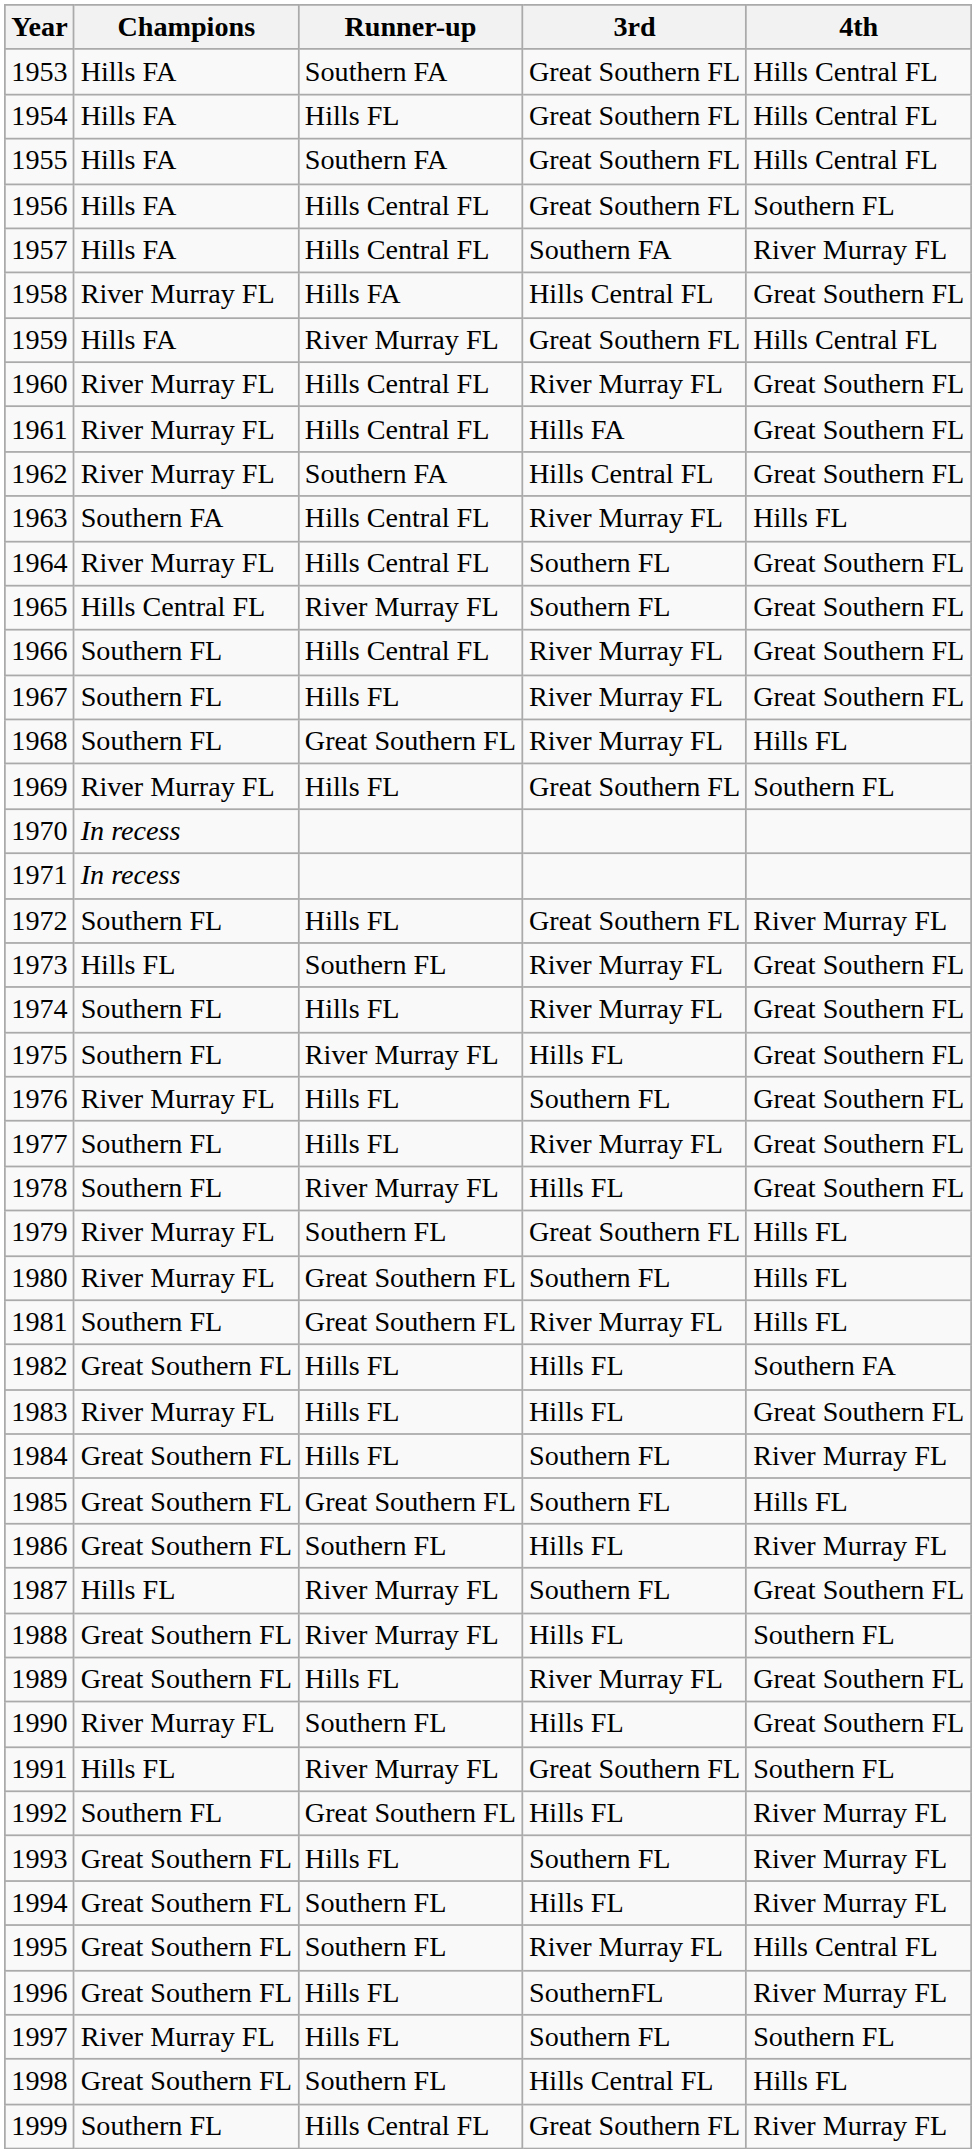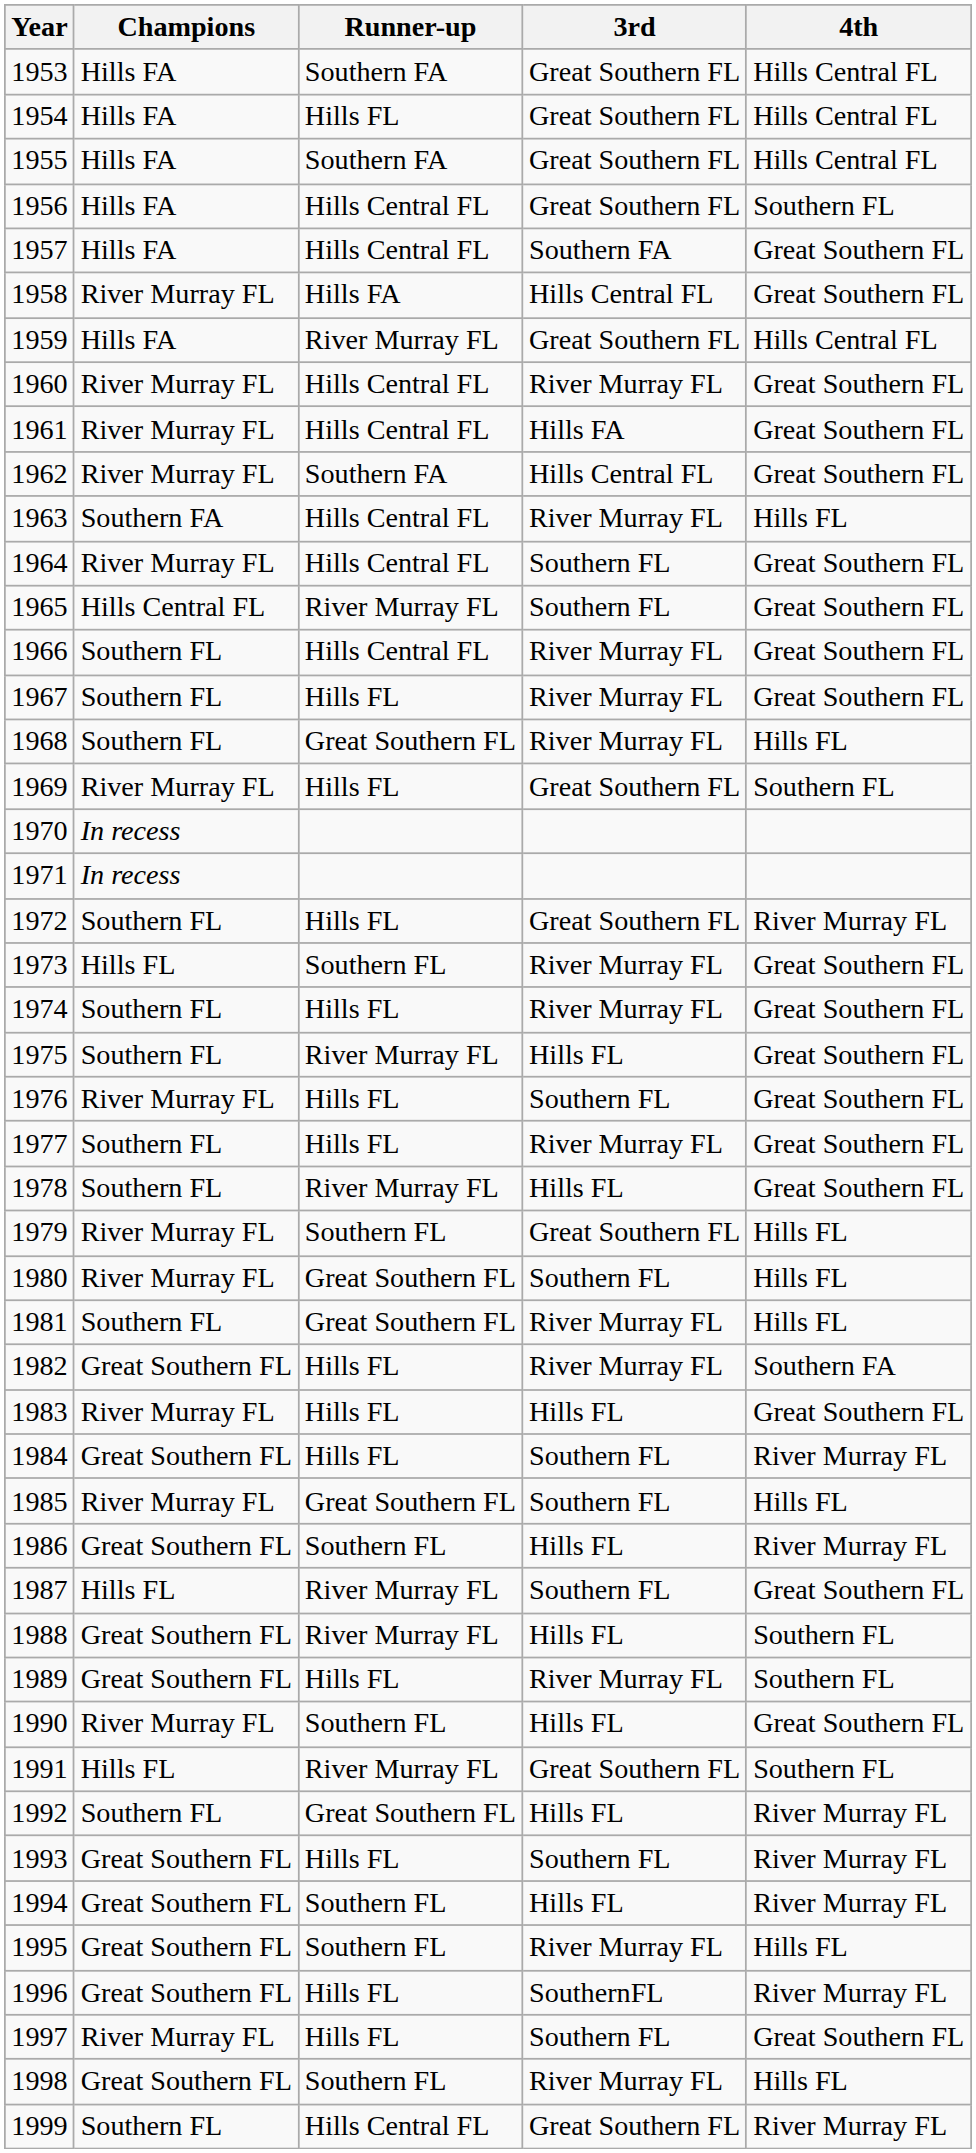(850, 250) River Murray FL -> (859, 250) Great Southern FL
(576, 1366) Hills FL -> (626, 1366) River Murray FL
(186, 1500) Great Southern FL -> (178, 1500) River Murray FL
(859, 1679) Great Southern FL -> (824, 1679) Southern FL
(845, 1947) Hills Central FL -> (800, 1947) Hills FL
(824, 2036) Southern FL -> (859, 2036) Great Southern FL
(621, 2081) Hills Central FL -> (626, 2081) River Murray FL
